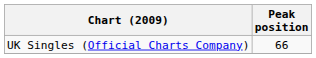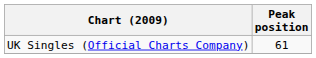(282, 45) 66 -> (282, 45) 61
